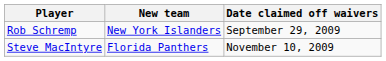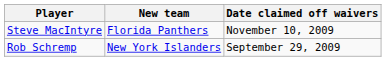rows swapped: (42, 30) <-> (54, 47)
